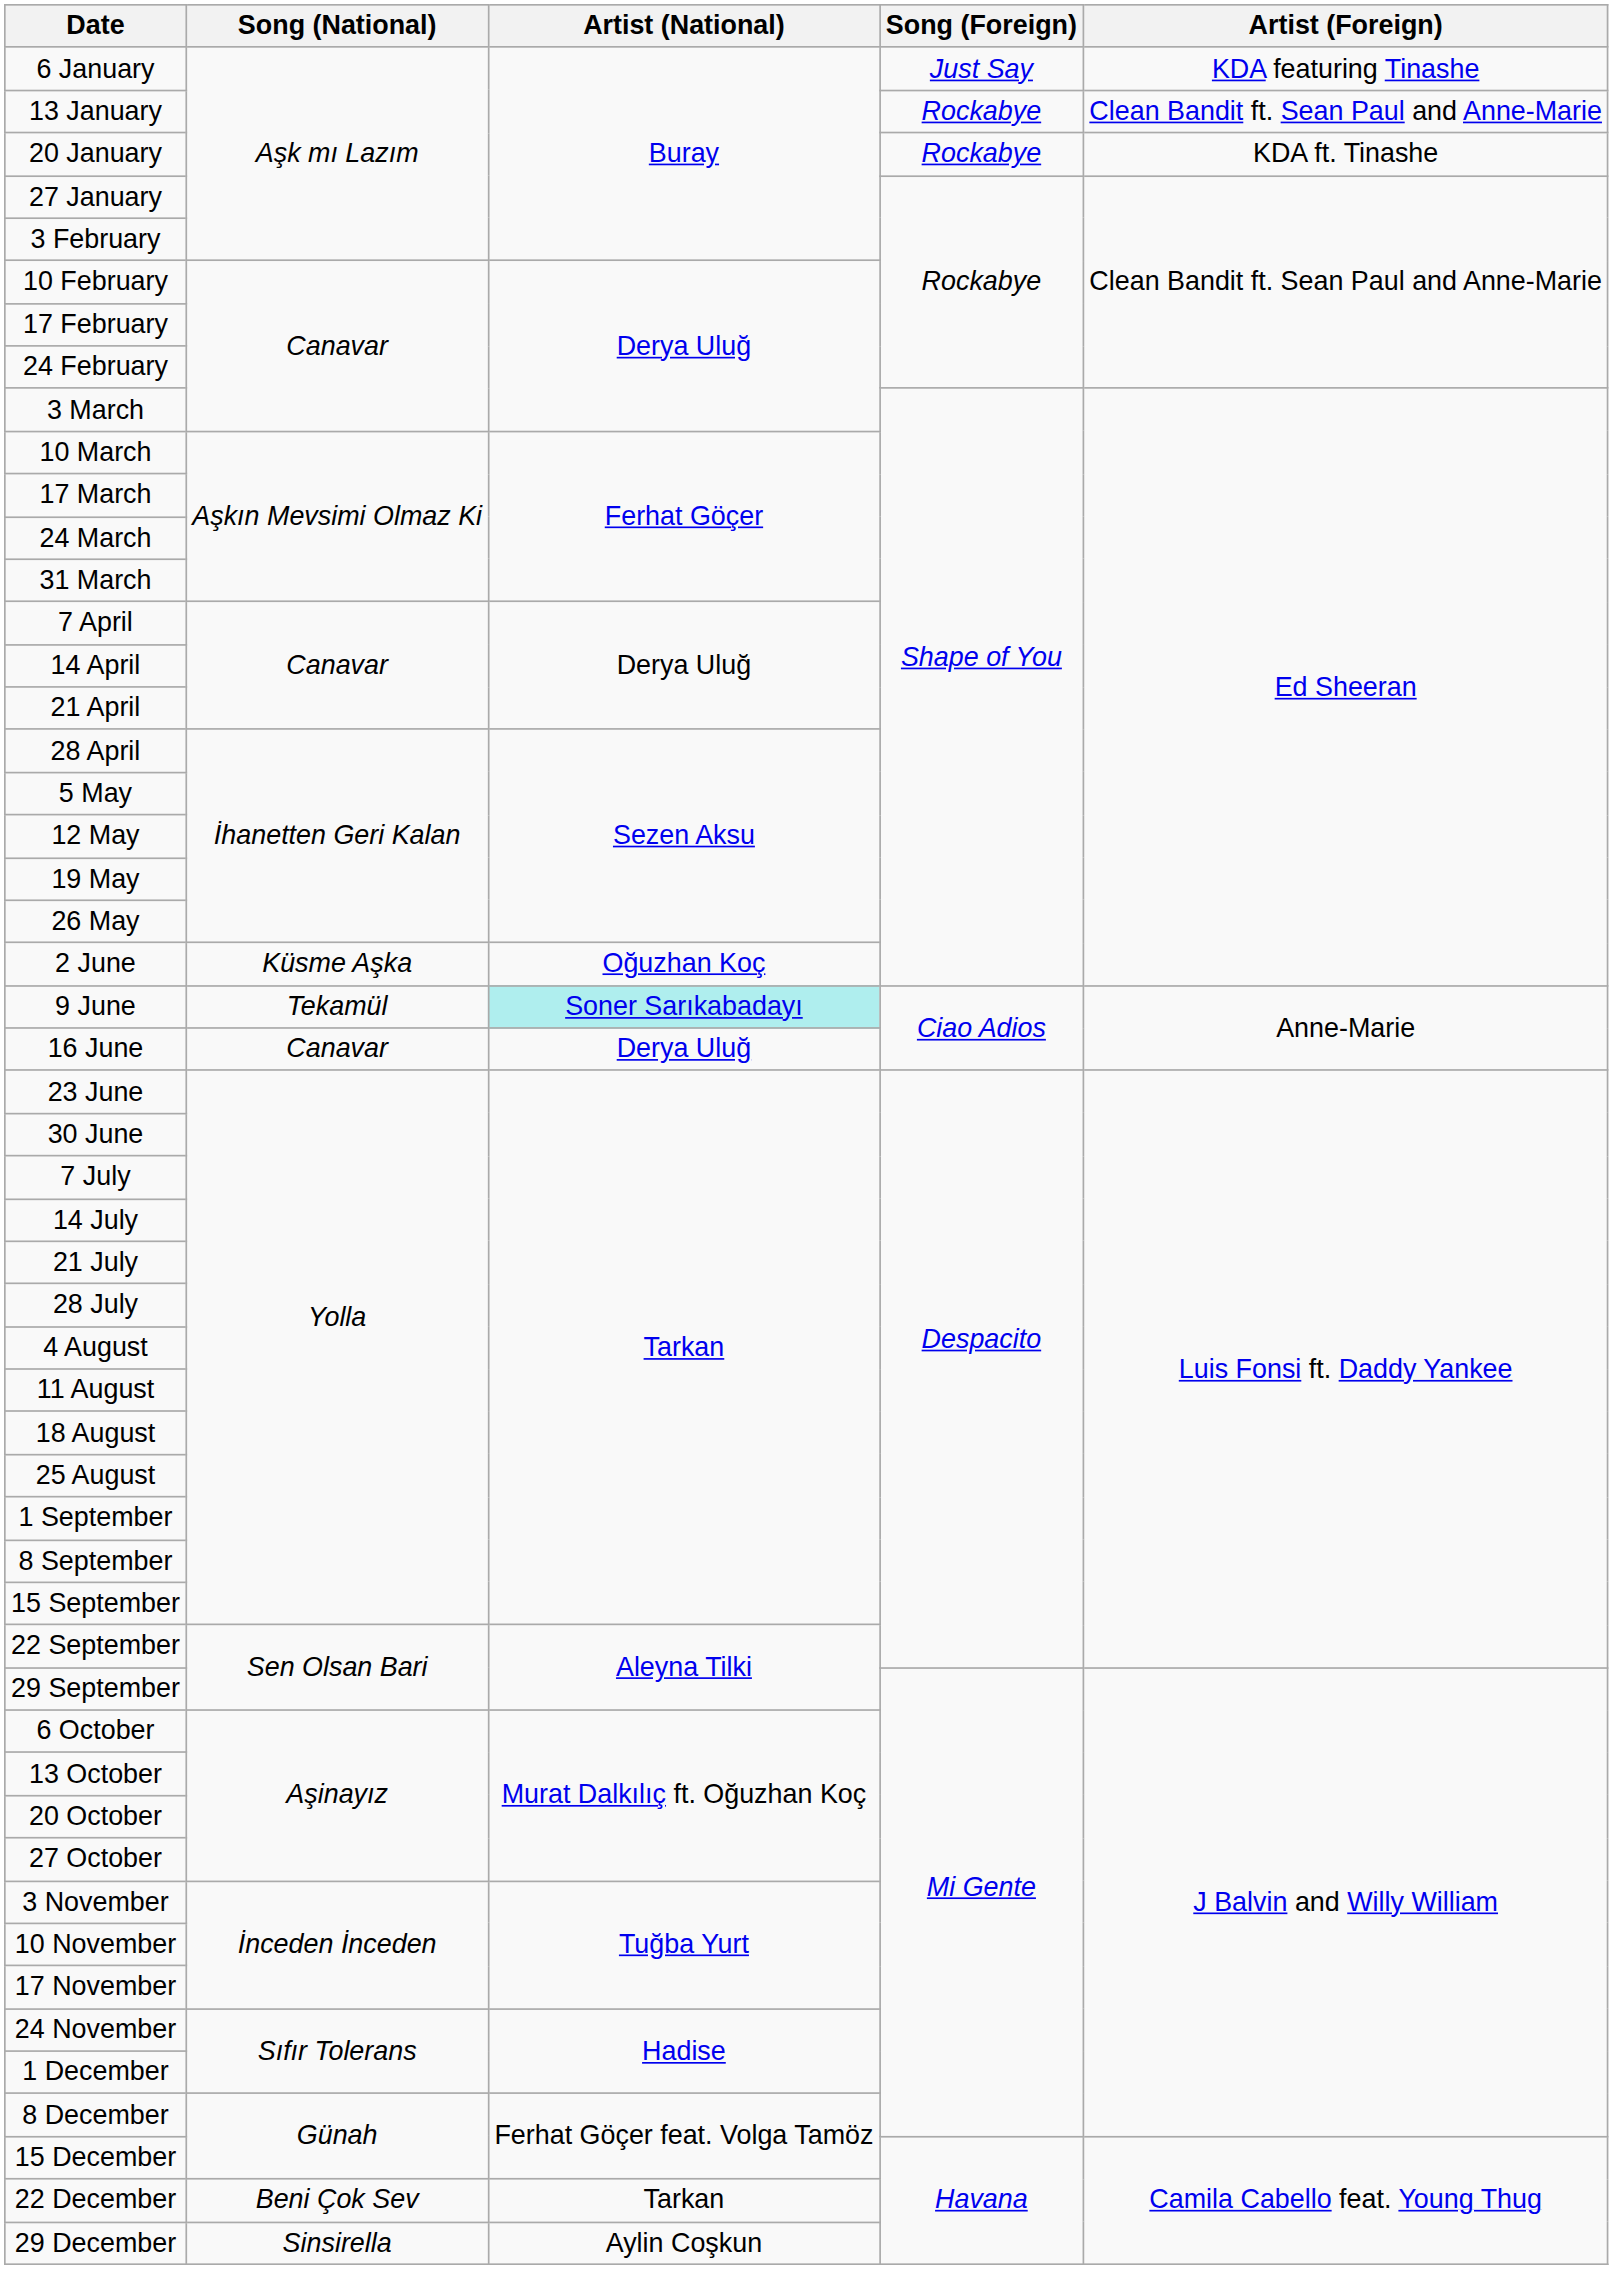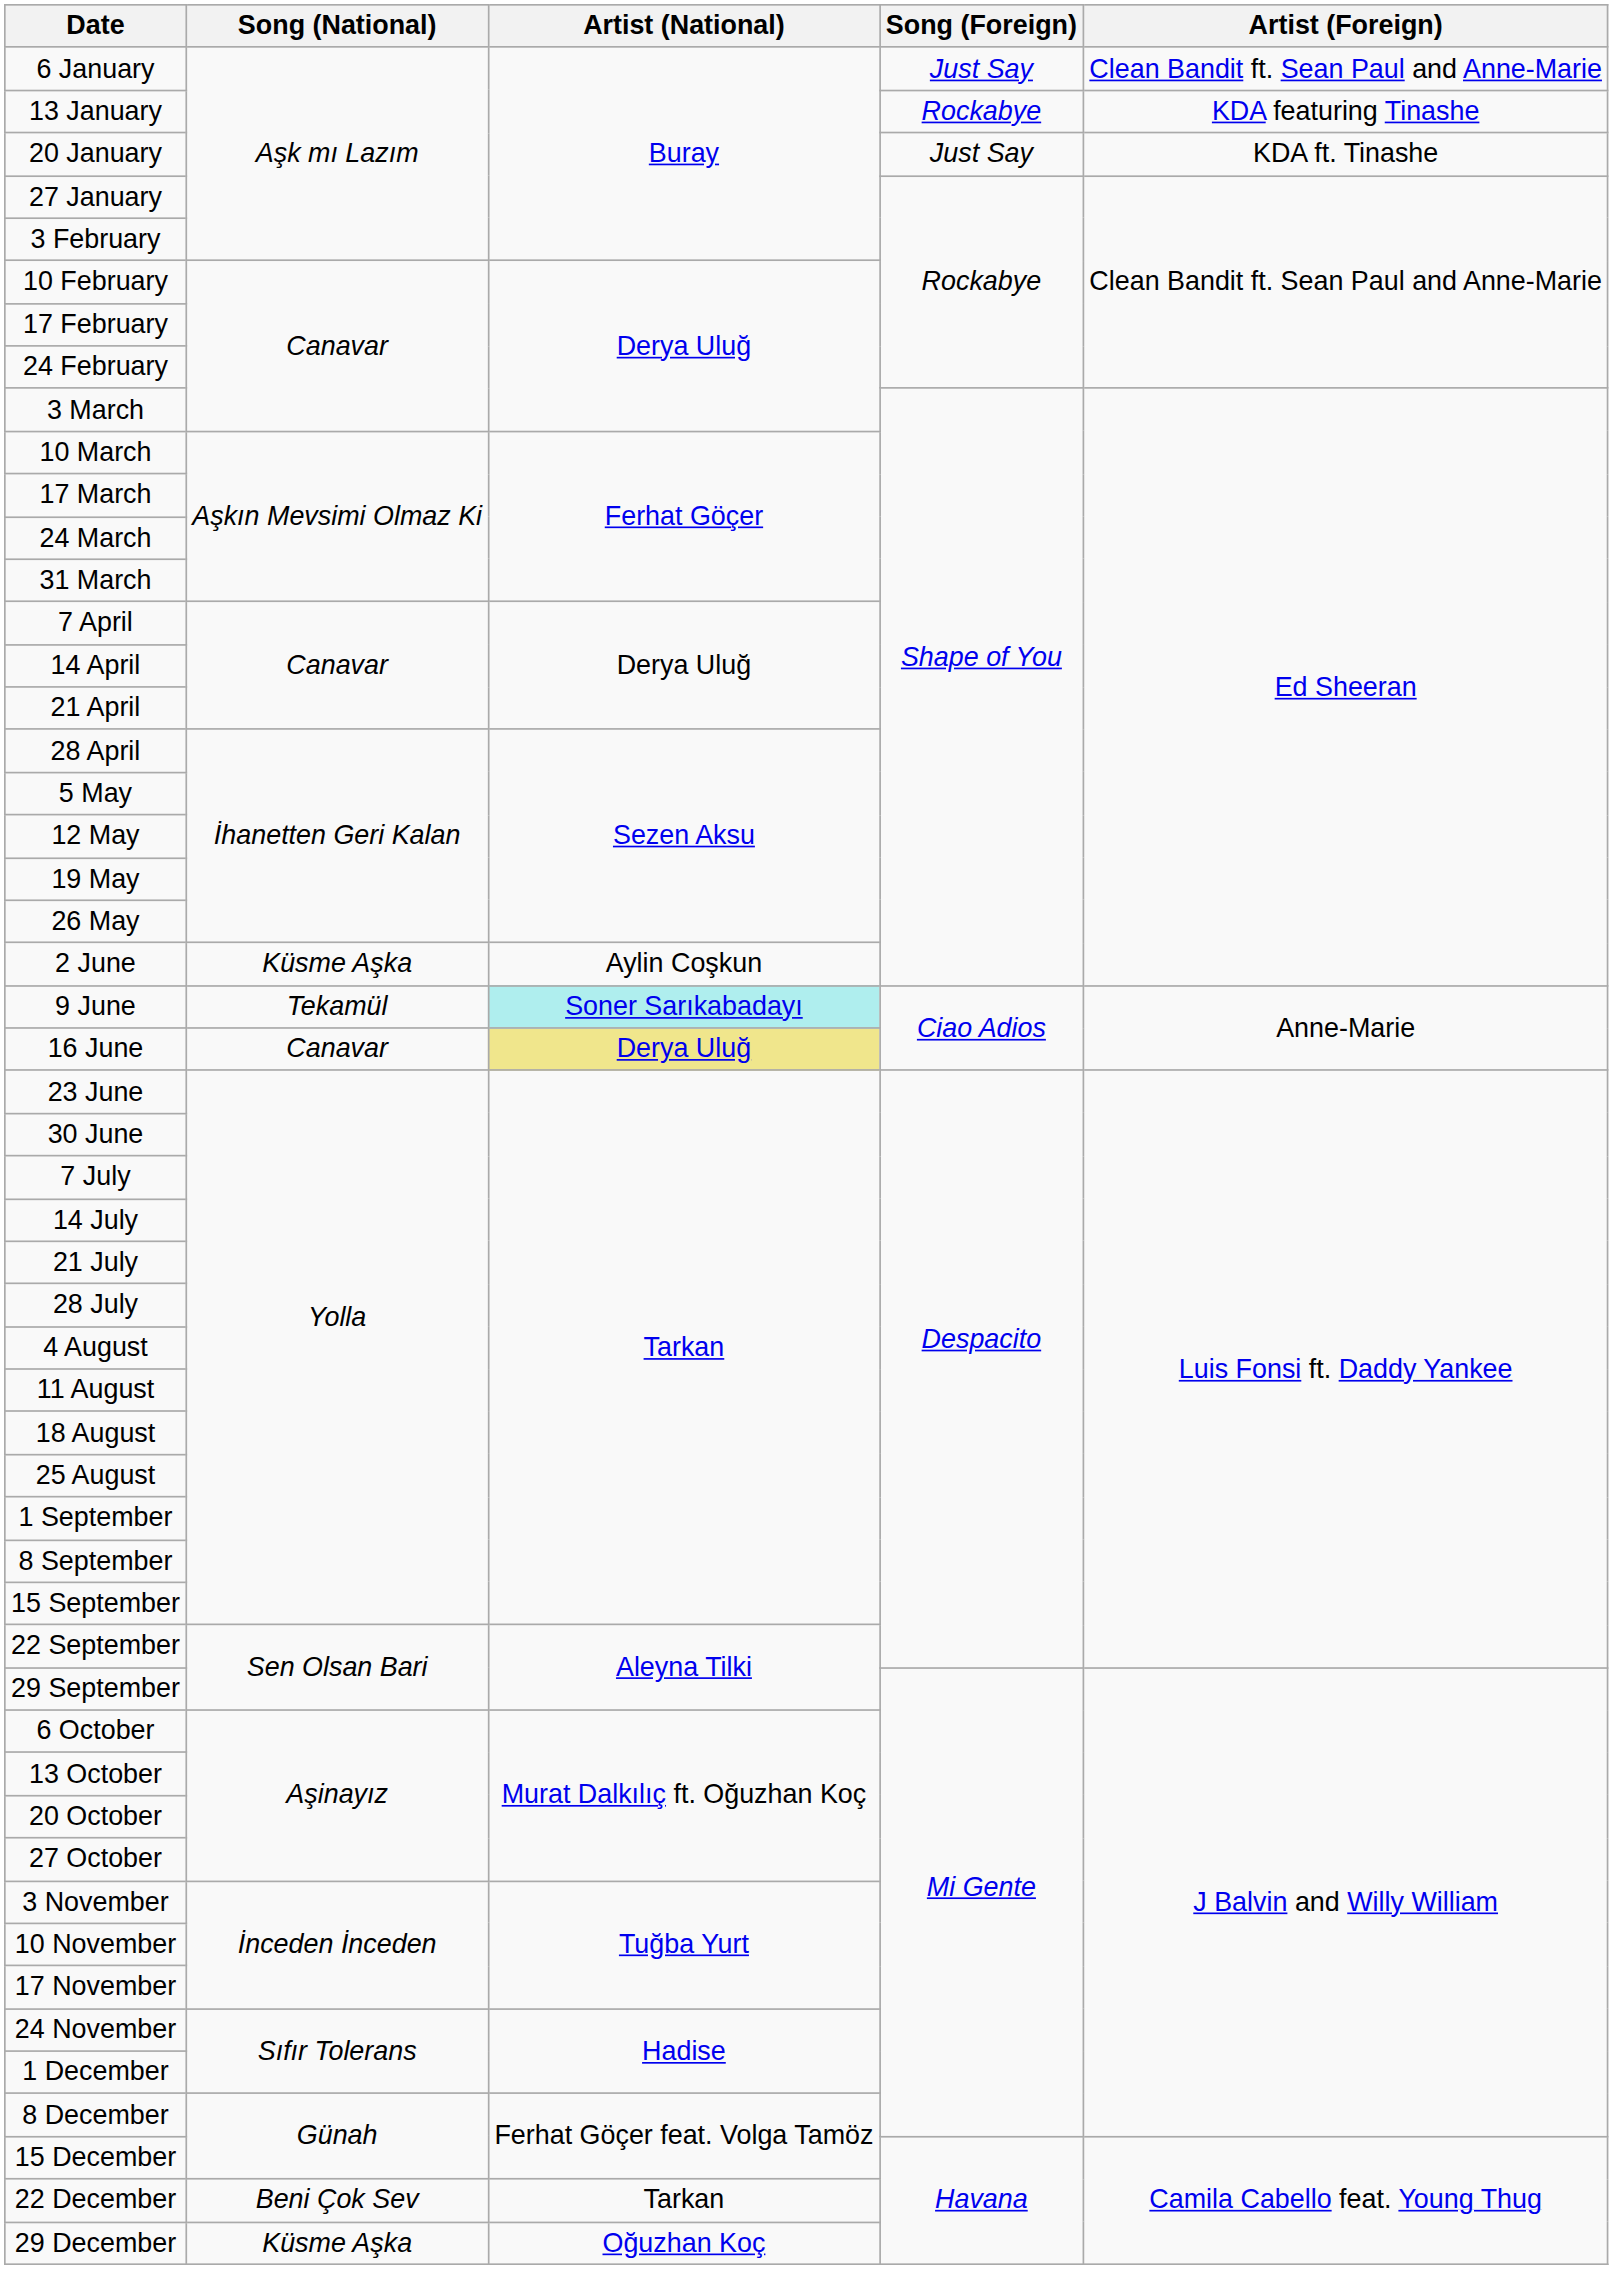(1346, 68) KDA featuring Tinashe -> (1346, 68) Clean Bandit ft. Sean Paul and Anne-Marie
(1346, 111) Clean Bandit ft. Sean Paul and Anne-Marie -> (1346, 111) KDA featuring Tinashe
(981, 153) Rockabye -> (981, 153) Just Say
(684, 963) Oğuzhan Koç -> (684, 963) Aylin Coşkun
(684, 1048) no background -> (684, 1048) khaki background
(337, 2242) Sinsirella -> (337, 2242) Küsme Aşka
(684, 2242) Aylin Coşkun -> (684, 2242) Oğuzhan Koç
